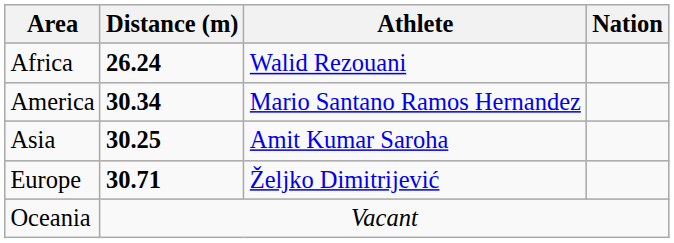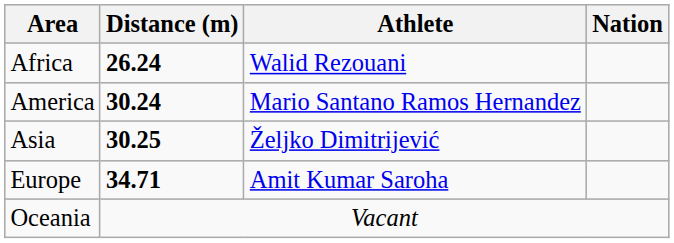(134, 101) 30.34 -> (134, 101) 30.24
(349, 140) Amit Kumar Saroha -> (345, 140) Željko Dimitrijević
(134, 179) 30.71 -> (134, 179) 34.71
(345, 179) Željko Dimitrijević -> (349, 179) Amit Kumar Saroha
